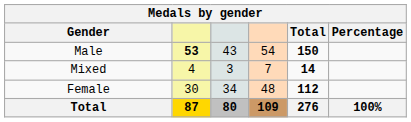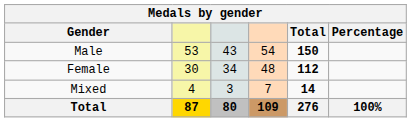(191, 52) bold -> (191, 52) normal
rows swapped: (88, 89) <-> (88, 70)
